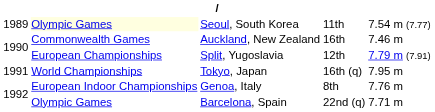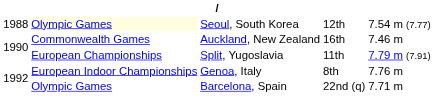(16, 24) 1989 -> (16, 24) 1988
(334, 24) 11th -> (334, 24) 12th
(334, 55) 12th -> (334, 55) 11th
- row: (234, 71)
